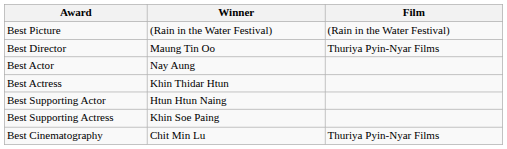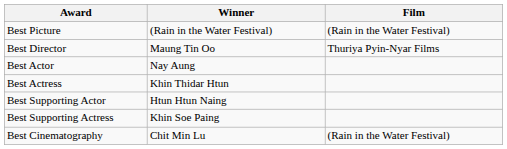(383, 135) Thuriya Pyin-Nyar Films -> (389, 135) (Rain in the Water Festival)
